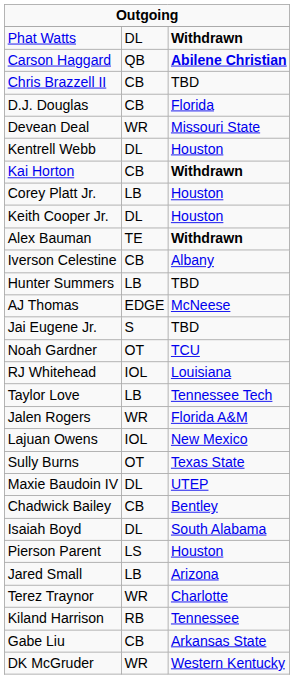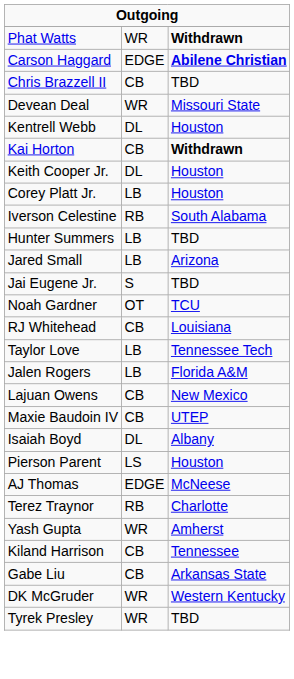(134, 37) DL -> (136, 37) WR
(135, 60) QB -> (144, 60) EDGE
- row: (48, 104)
rows swapped: (52, 194) <-> (58, 216)
- row: (50, 238)
(134, 261) CB -> (134, 216) RB
(192, 261) Albany -> (219, 216) South Alabama
rows swapped: (43, 305) <-> (45, 573)
(136, 372) IOL -> (134, 328) CB
(136, 417) WR -> (133, 372) LB
(136, 439) IOL -> (134, 395) CB
- row: (43, 462)
(134, 484) DL -> (134, 417) CB
- row: (59, 506)
(219, 529) South Alabama -> (192, 439) Albany
(136, 596) WR -> (134, 506) RB
+ row: (44, 529)
(134, 618) RB -> (134, 551) CB
+ row: (50, 618)
